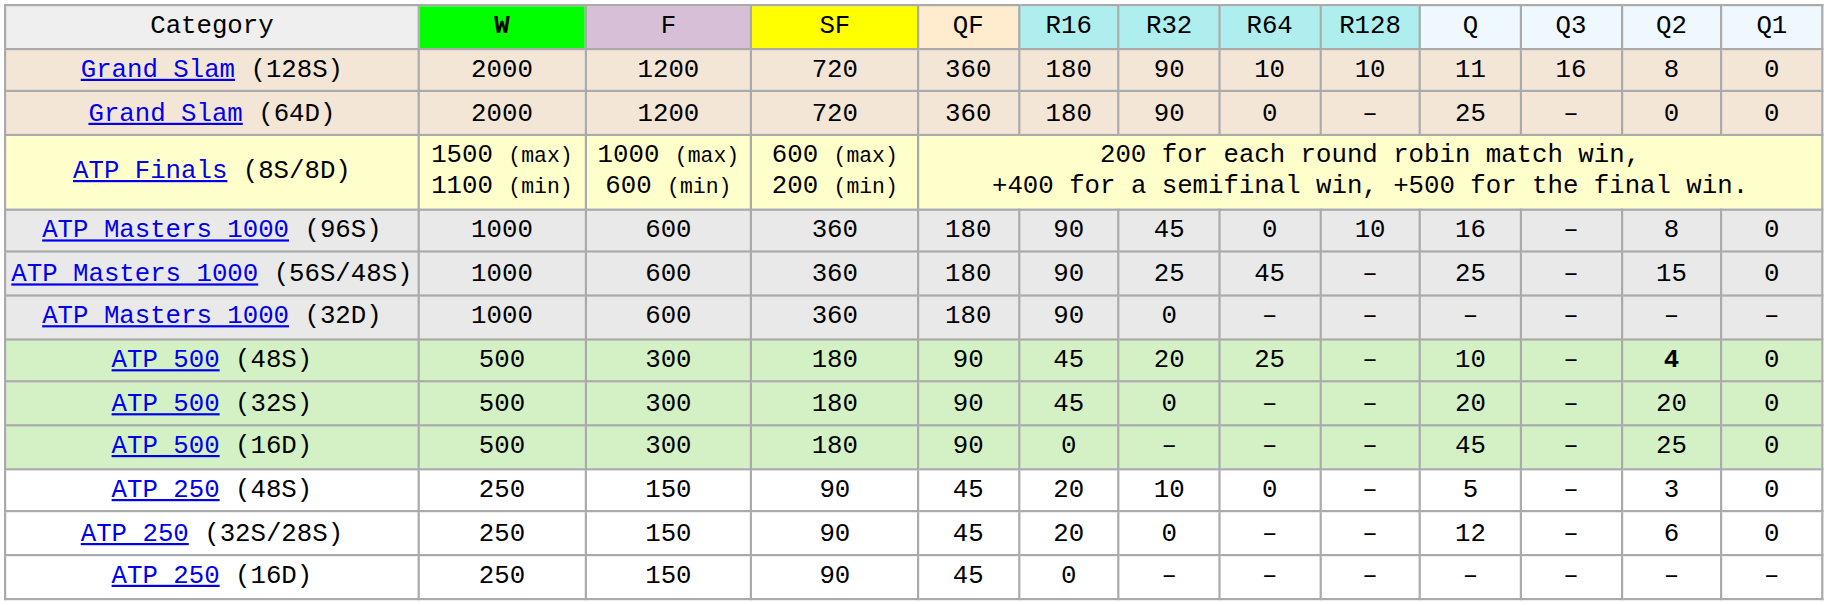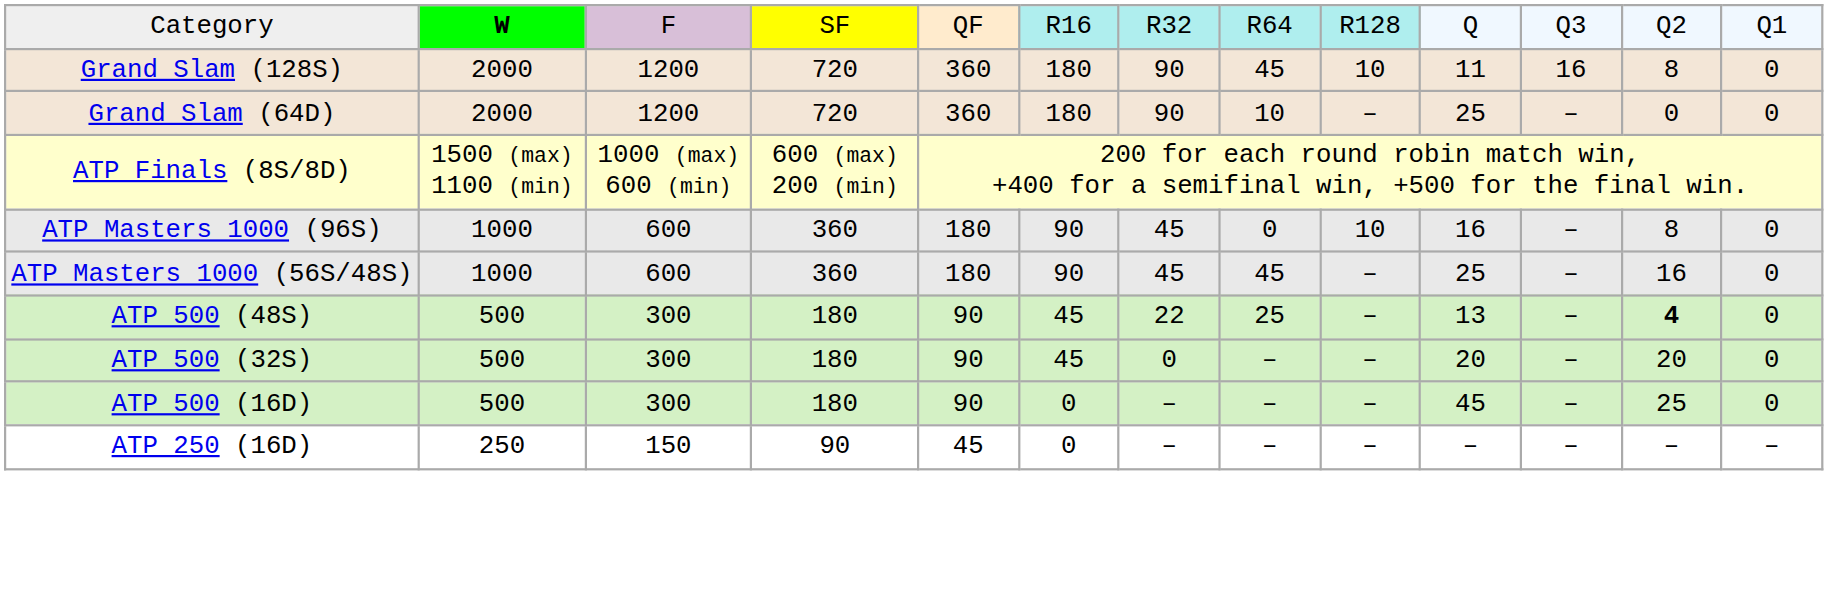(1270, 70) 10 -> (1270, 70) 45
(1270, 113) 0 -> (1270, 113) 10
(1169, 273) 25 -> (1169, 273) 45
(1671, 273) 15 -> (1671, 273) 16
- row: (212, 317)
(1169, 360) 20 -> (1169, 317) 22
(1471, 360) 10 -> (1471, 317) 13
- row: (212, 490)
- row: (212, 533)
